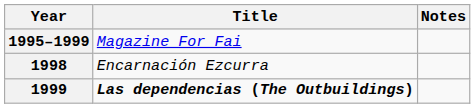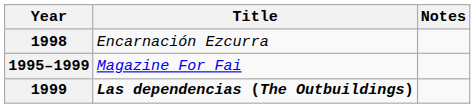rows swapped: (49, 41) <-> (49, 66)
